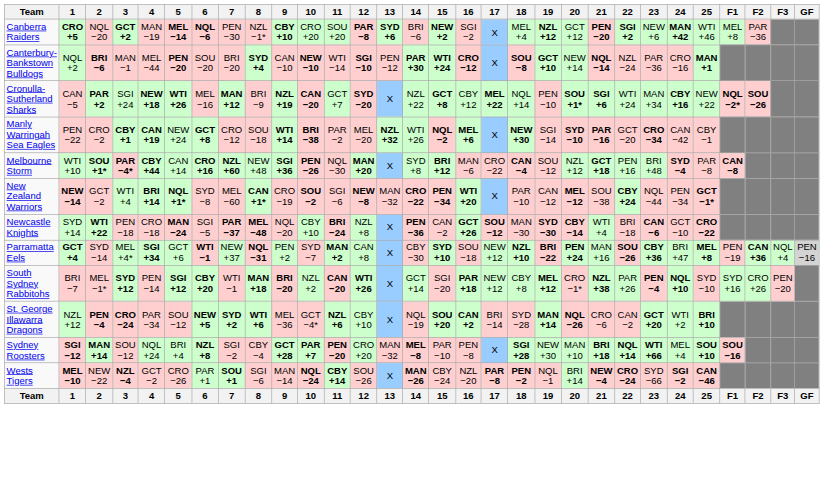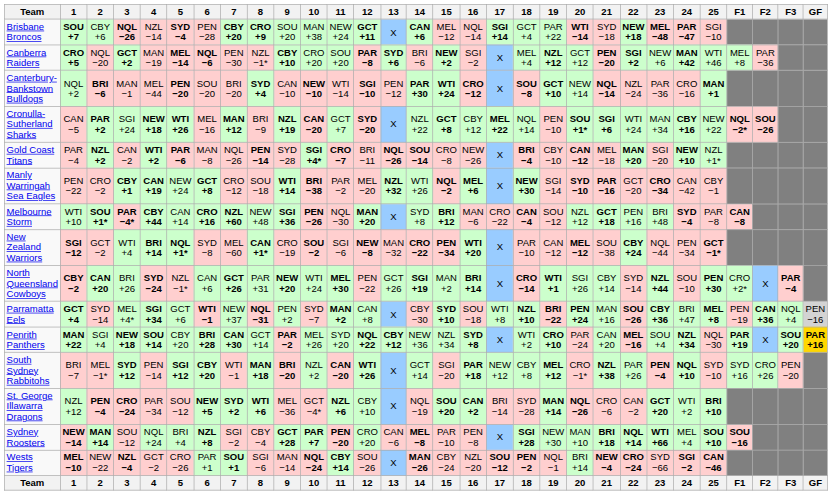+ row: (25, 32)
+ row: (30, 155)
(72, 196) NEW −14 -> (74, 247) SGI −12
- row: (29, 227)
+ row: (32, 283)
(495, 252) NEW +12 -> (500, 314) WTI +8
+ row: (26, 339)
(72, 350) SGI −12 -> (74, 437) NEW −14
(390, 350) MAN −32 -> (394, 437) CAN −6
(495, 375) PAR −8 -> (500, 462) SOU −12
